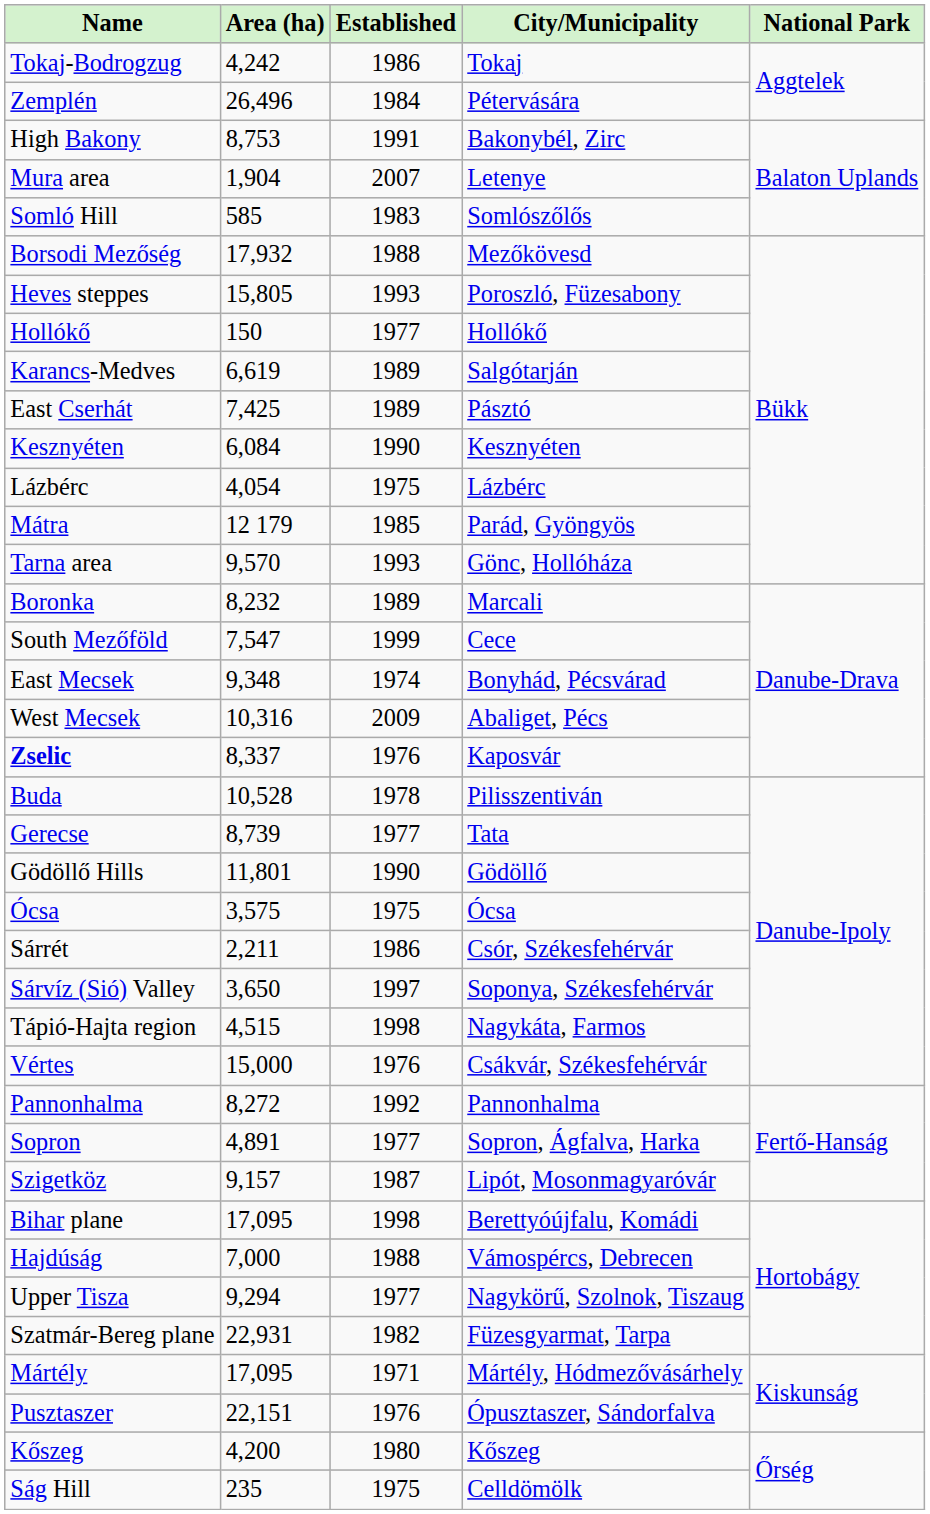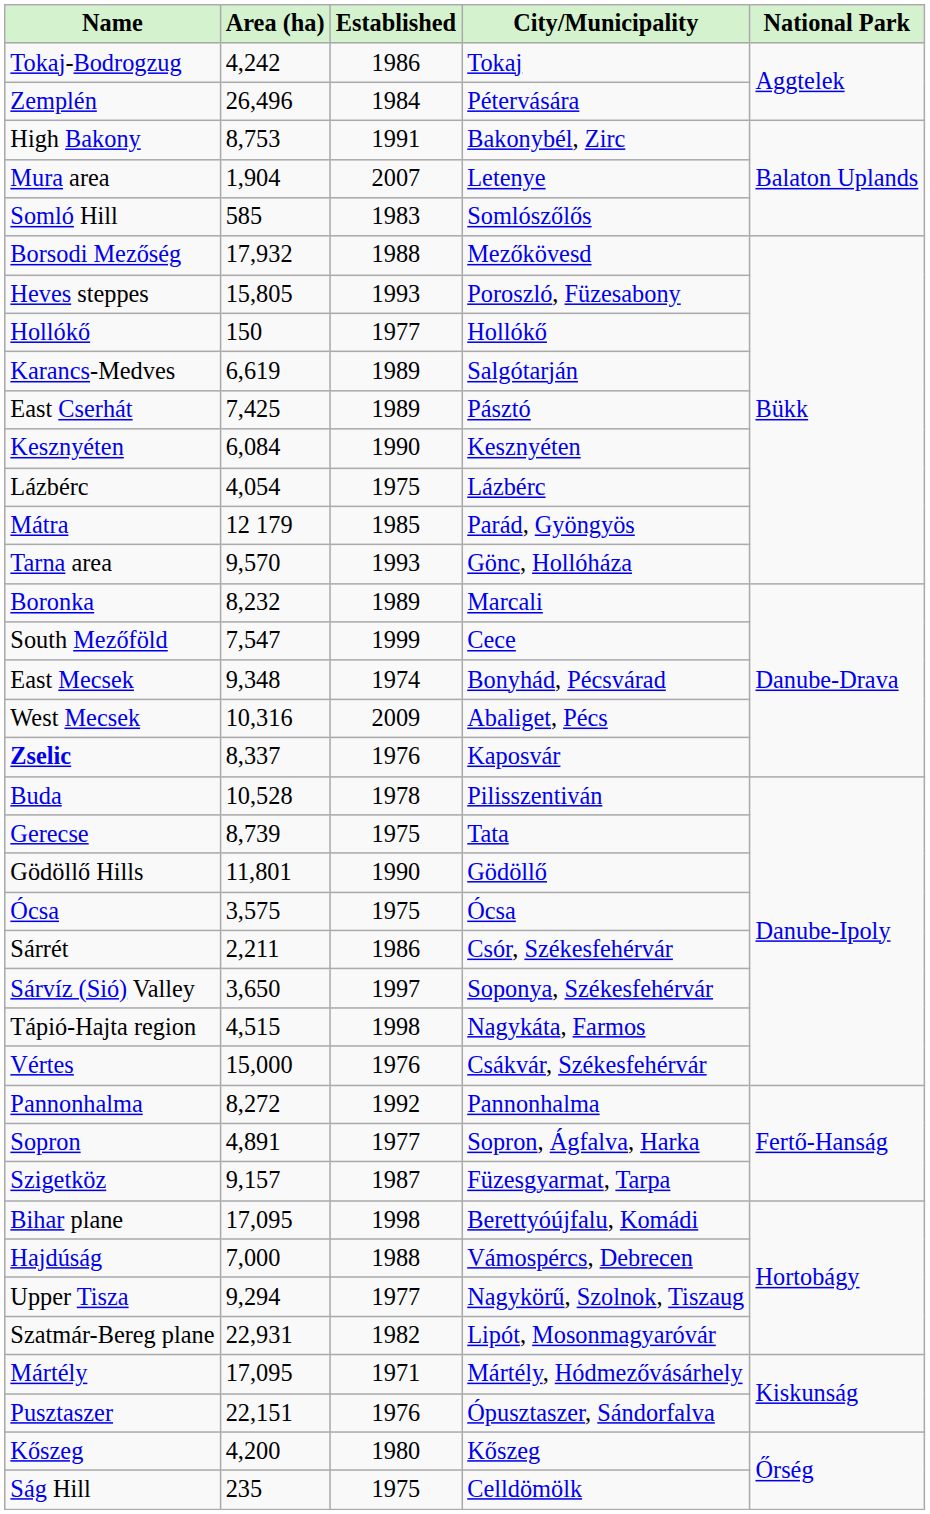(396, 833) 1977 -> (396, 833) 1975
(592, 1180) Lipót, Mosonmagyaróvár -> (569, 1180) Füzesgyarmat, Tarpa
(569, 1335) Füzesgyarmat, Tarpa -> (592, 1335) Lipót, Mosonmagyaróvár
